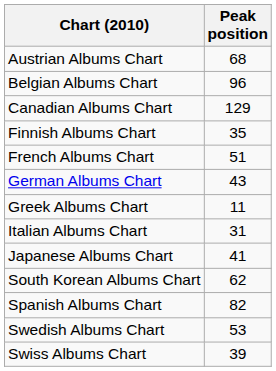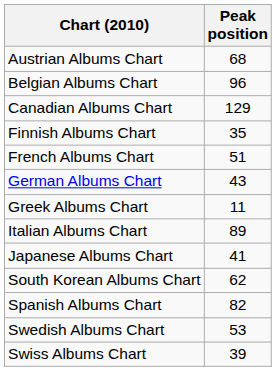(238, 231) 31 -> (238, 231) 89
